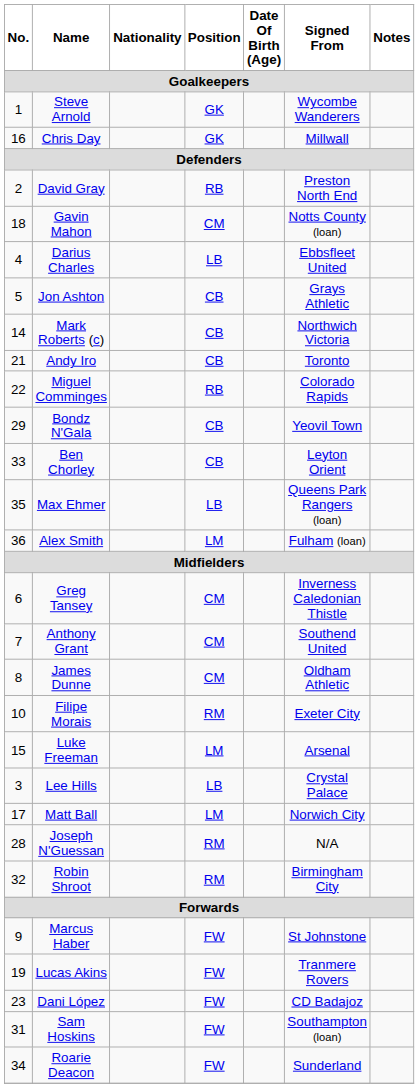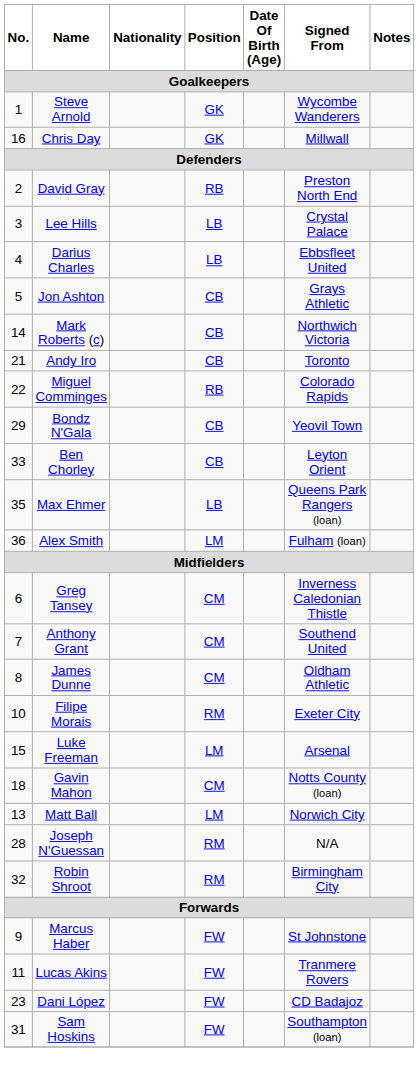rows swapped: (71, 786) <-> (71, 224)
(18, 815) 17 -> (18, 815) 13
(18, 972) 19 -> (18, 972) 11
- row: (71, 1066)
